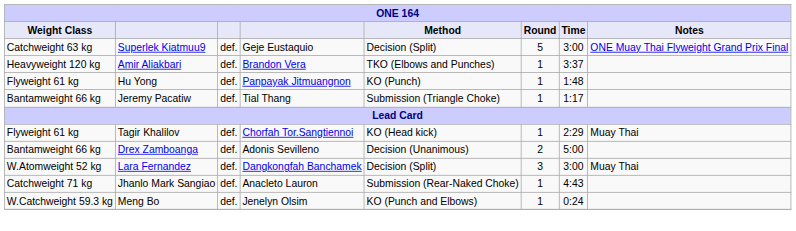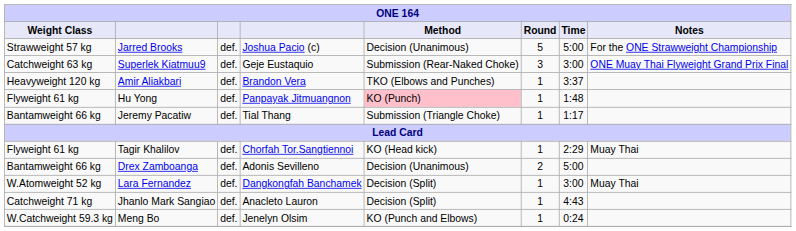+ row: (150, 47)
(401, 47) Decision (Split) -> (443, 64) Submission (Rear-Naked Choke)
(540, 47) 5 -> (540, 64) 3
(394, 81) no background -> (394, 98) pink background
(540, 167) 3 -> (540, 184) 1
(443, 184) Submission (Rear-Naked Choke) -> (401, 201) Decision (Split)
